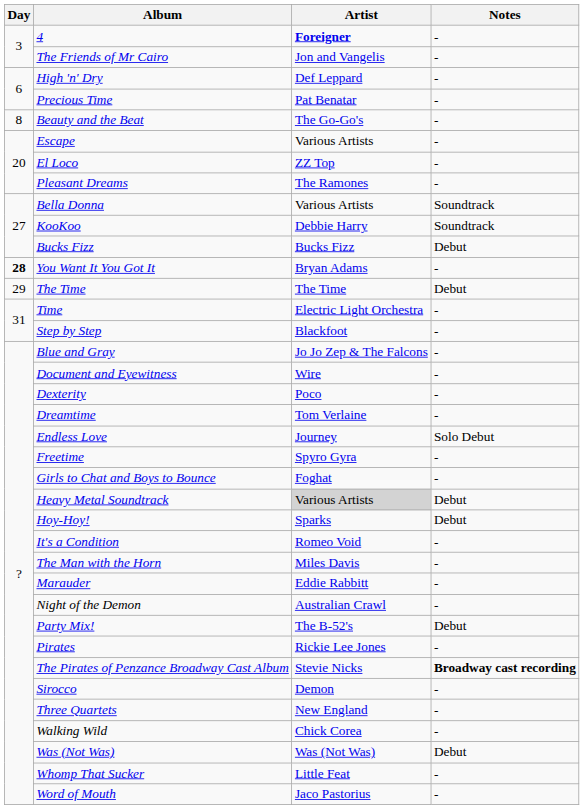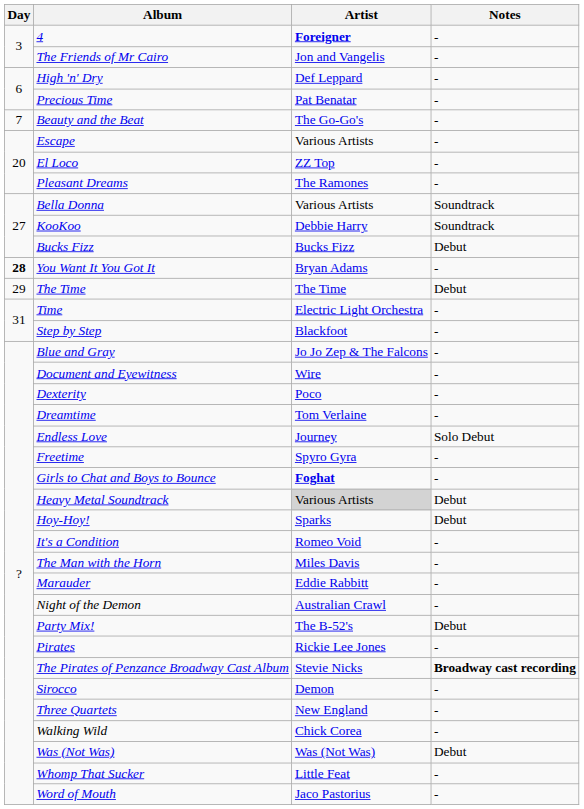(19, 120) 8 -> (19, 120) 7
(313, 478) normal -> (315, 478) bold
